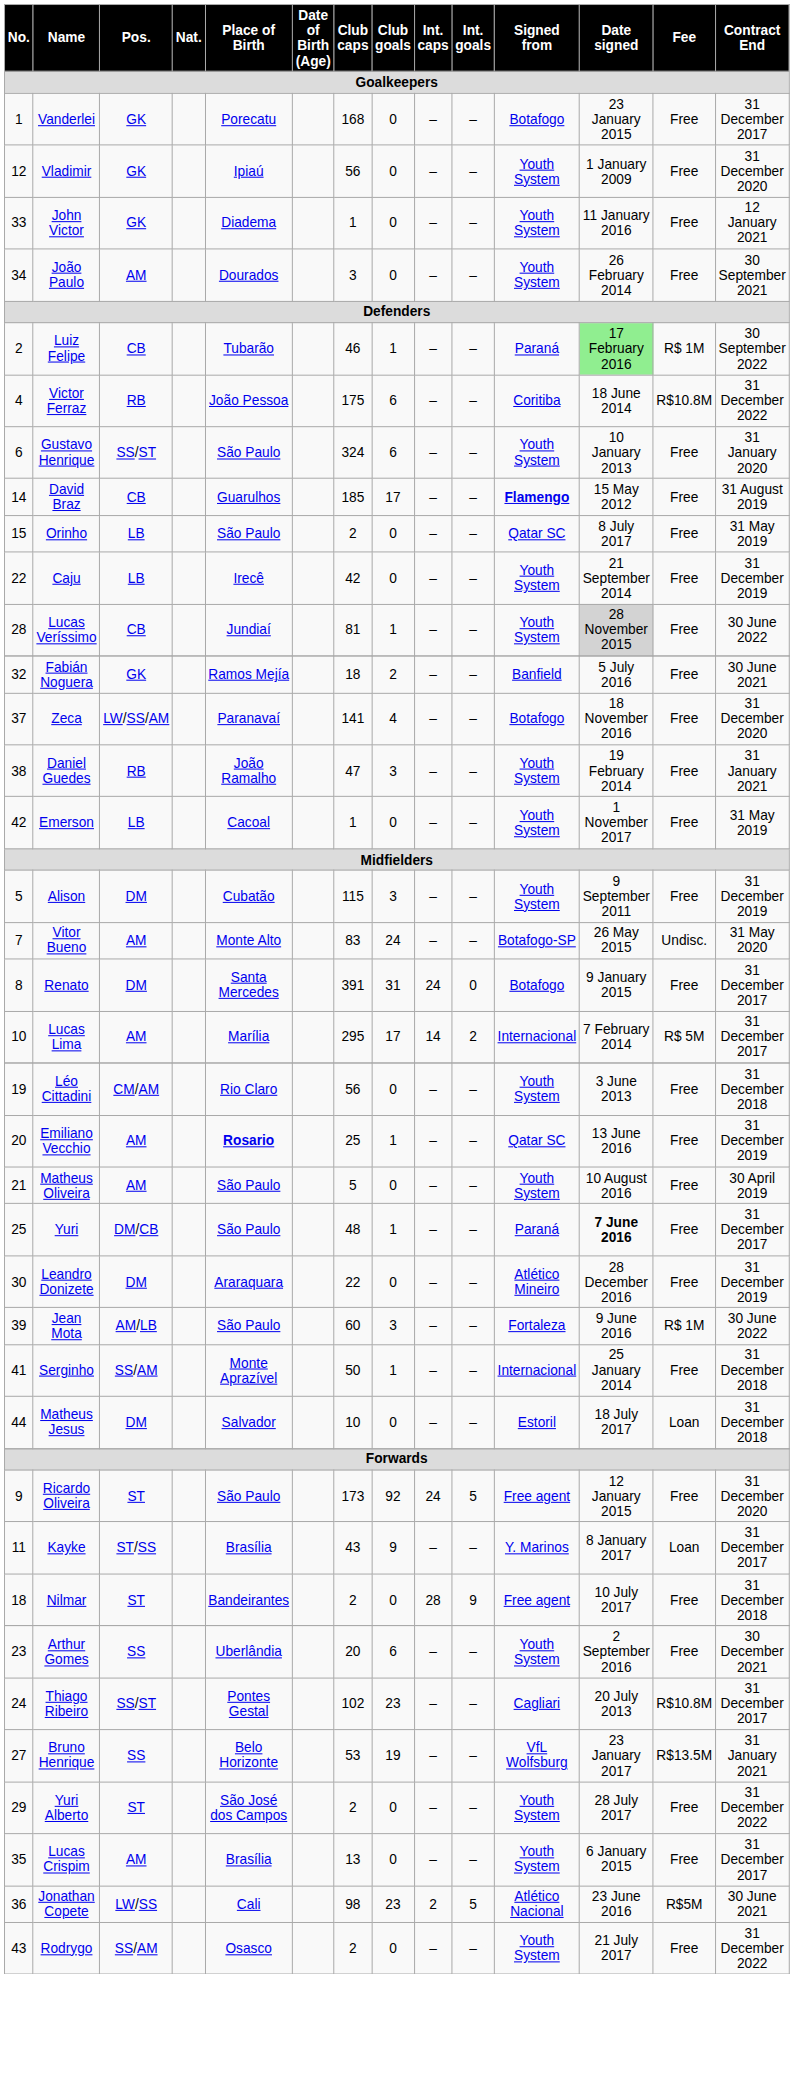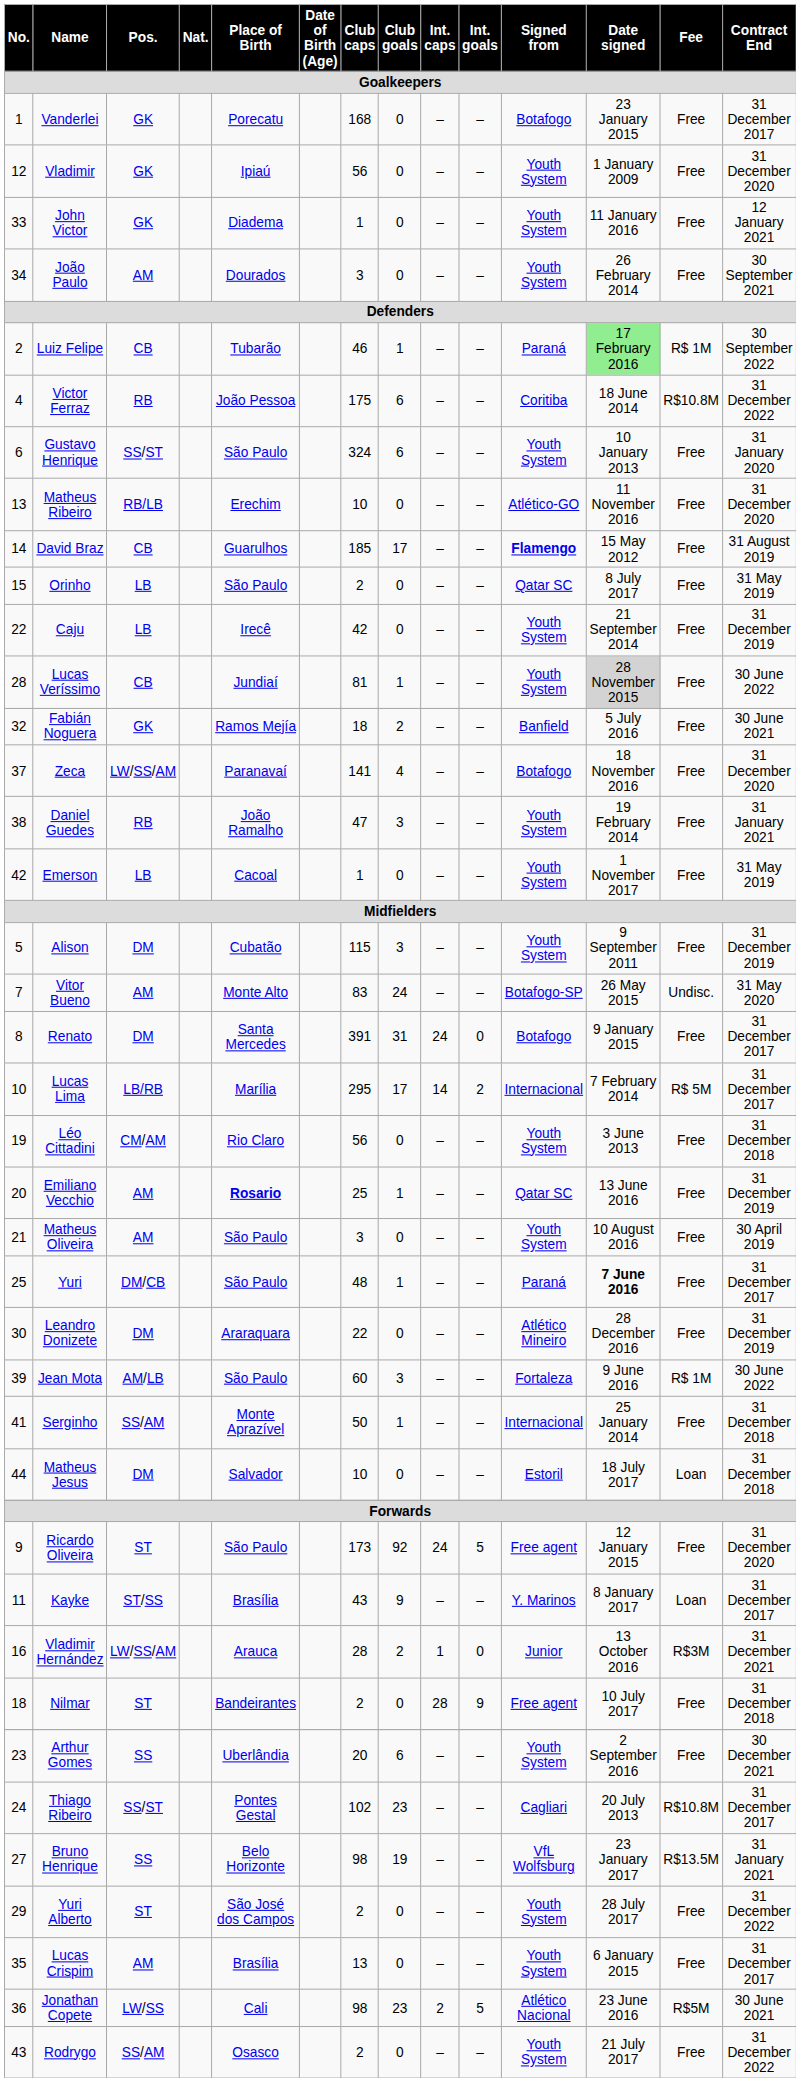+ row: (70, 504)
(136, 1037) AM -> (143, 1089) LB/RB
(353, 1185) 5 -> (360, 1237) 3
+ row: (70, 1651)
(353, 1755) 53 -> (360, 1859) 98
